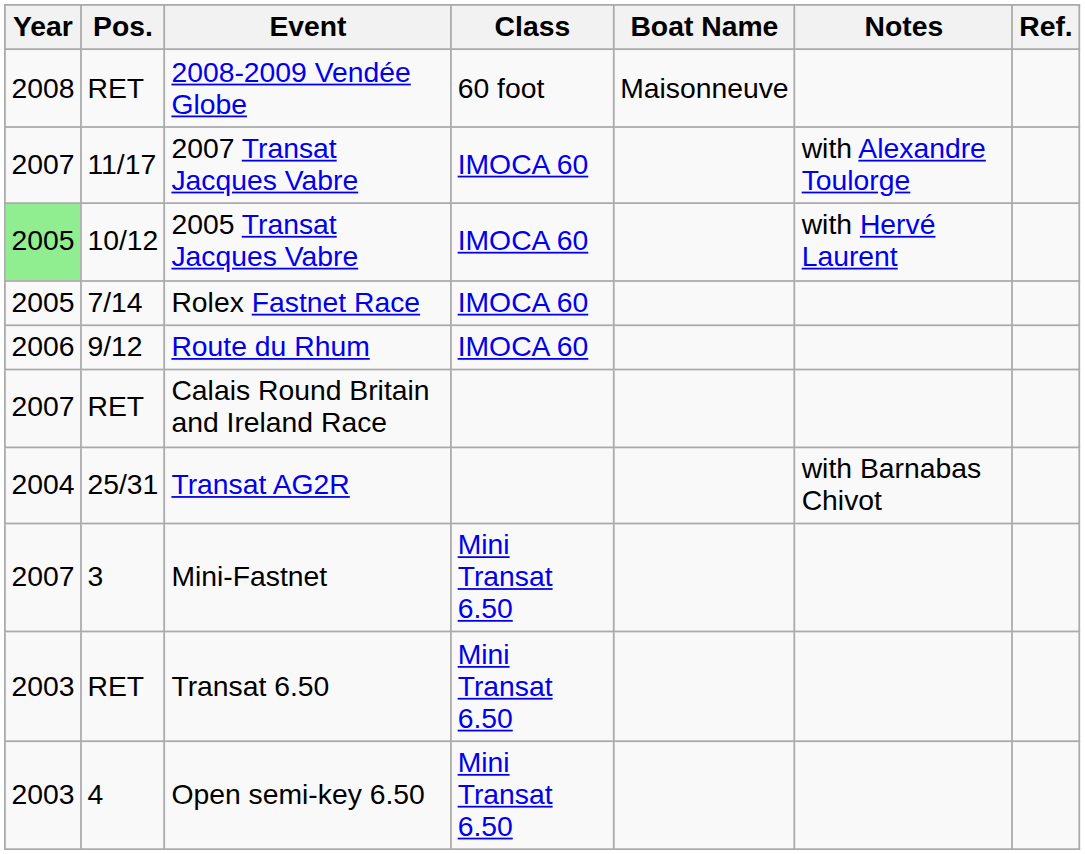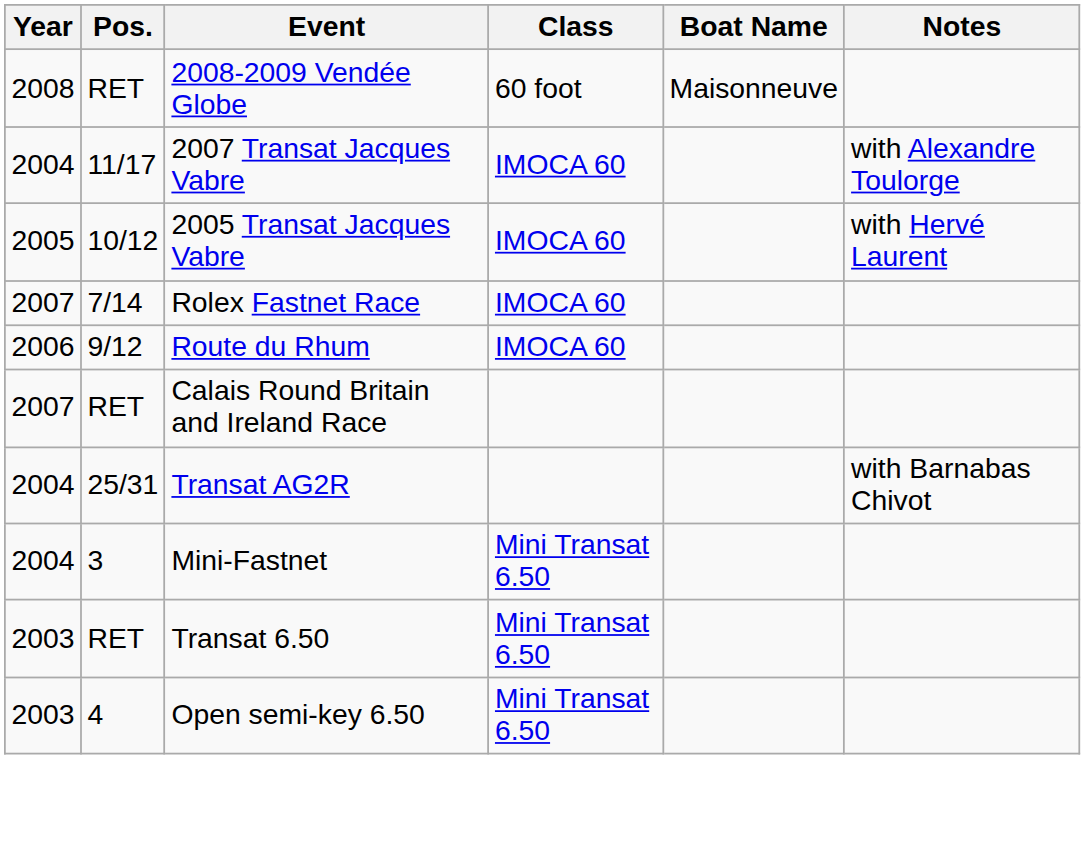- column: (1046, 26)
(43, 164) 2007 -> (43, 164) 2004
(43, 241) lightgreen background -> (43, 241) no background
(43, 302) 2005 -> (43, 302) 2007
(43, 577) 2007 -> (43, 561) 2004
